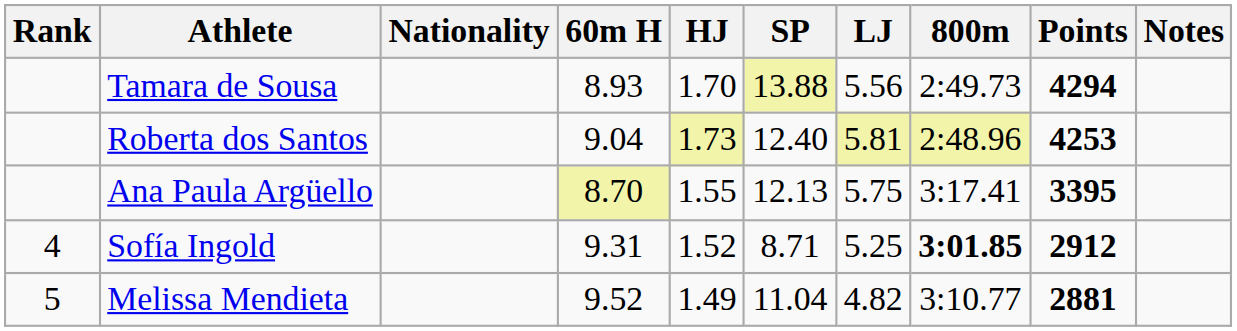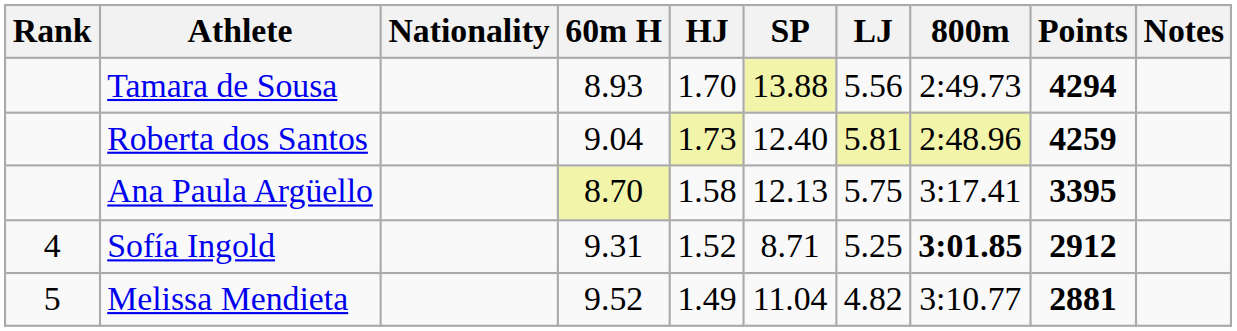(1083, 138) 4253 -> (1083, 138) 4259
(707, 191) 1.55 -> (707, 191) 1.58
